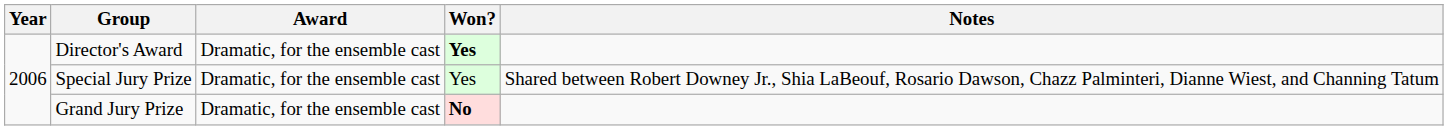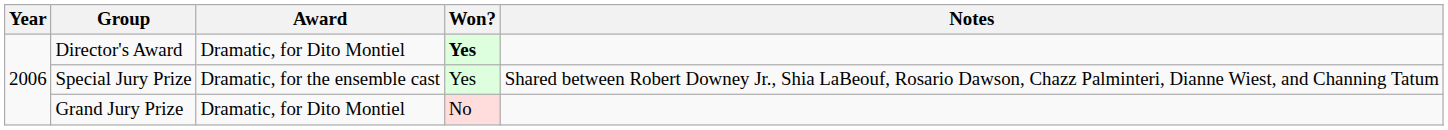(320, 49) Dramatic, for the ensemble cast -> (303, 49) Dramatic, for Dito Montiel
(320, 109) Dramatic, for the ensemble cast -> (303, 109) Dramatic, for Dito Montiel
(460, 109) bold -> (460, 109) normal
